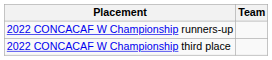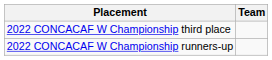rows swapped: (120, 30) <-> (119, 47)
